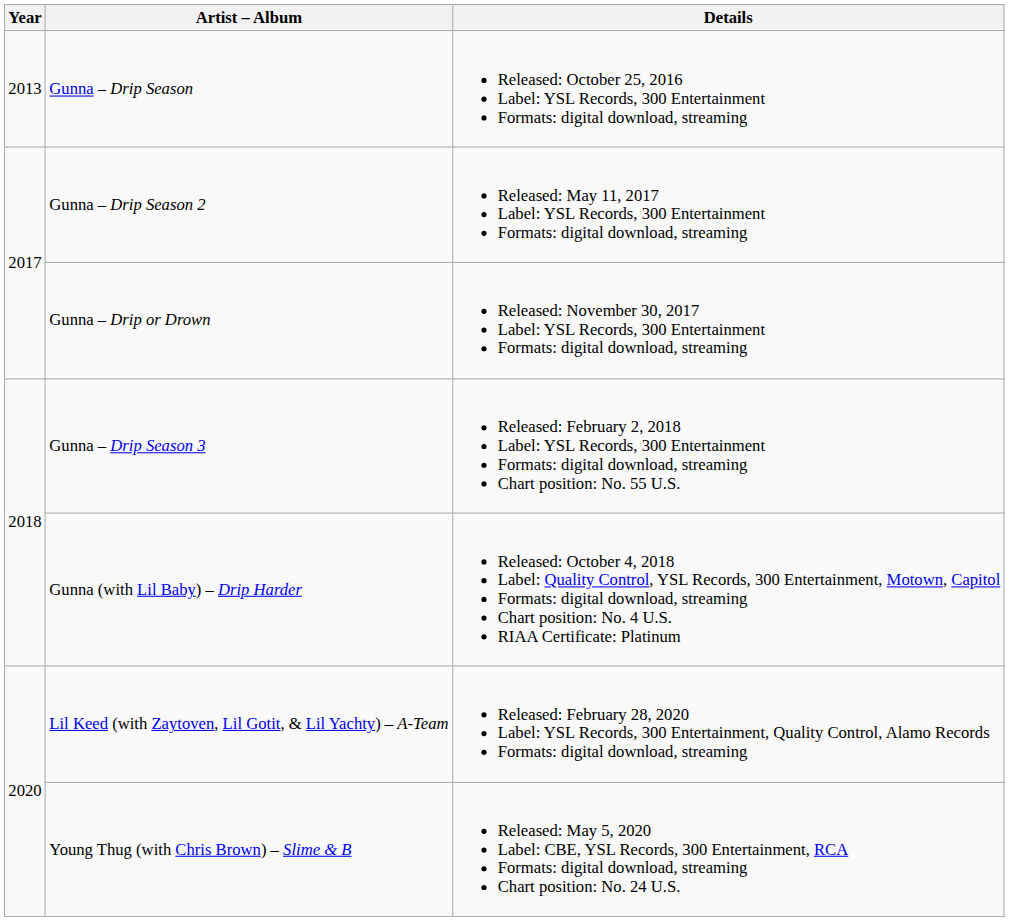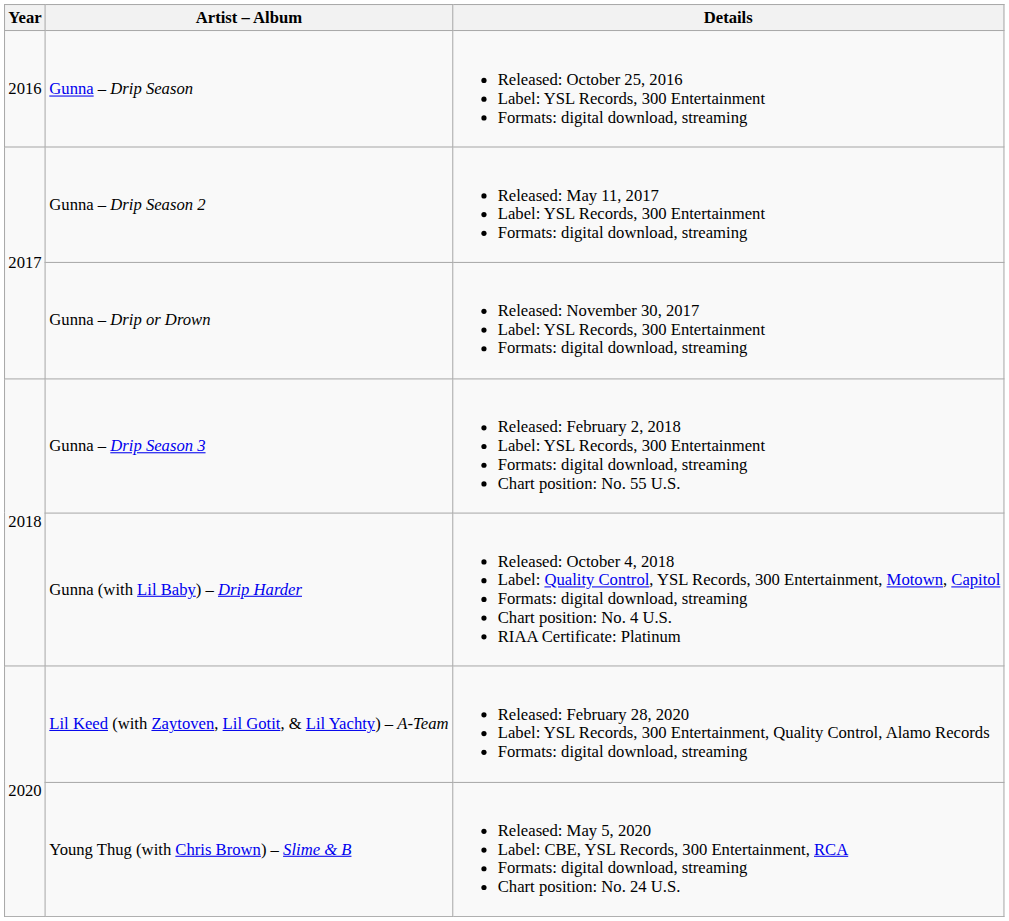(25, 88) 2013 -> (25, 88) 2016
